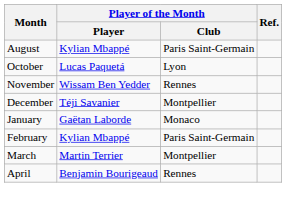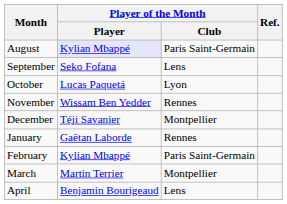(94, 48) no background -> (95, 48) lavender background
+ row: (31, 66)
(181, 119) Monaco -> (180, 137) Rennes
(180, 173) Rennes -> (175, 191) Lens
